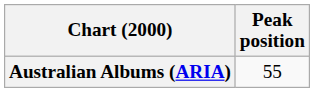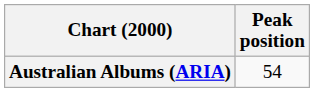(272, 71) 55 -> (272, 71) 54
